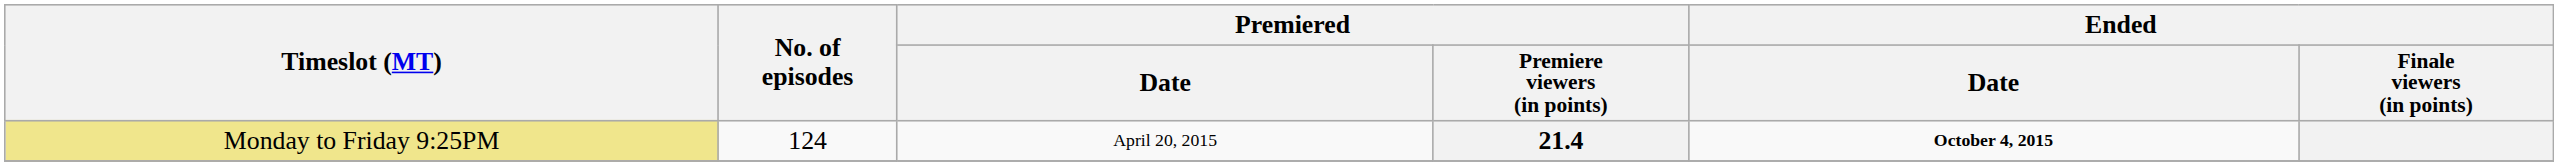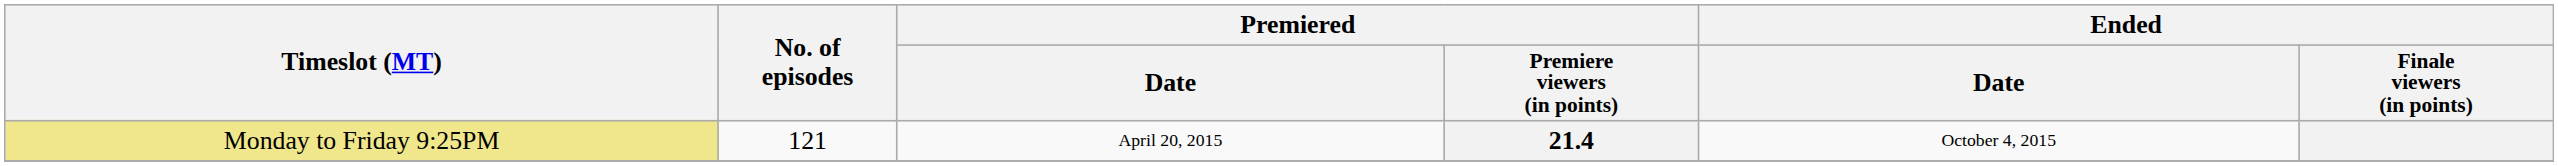(808, 140) 124 -> (808, 140) 121
(1993, 139) bold -> (1999, 139) normal
